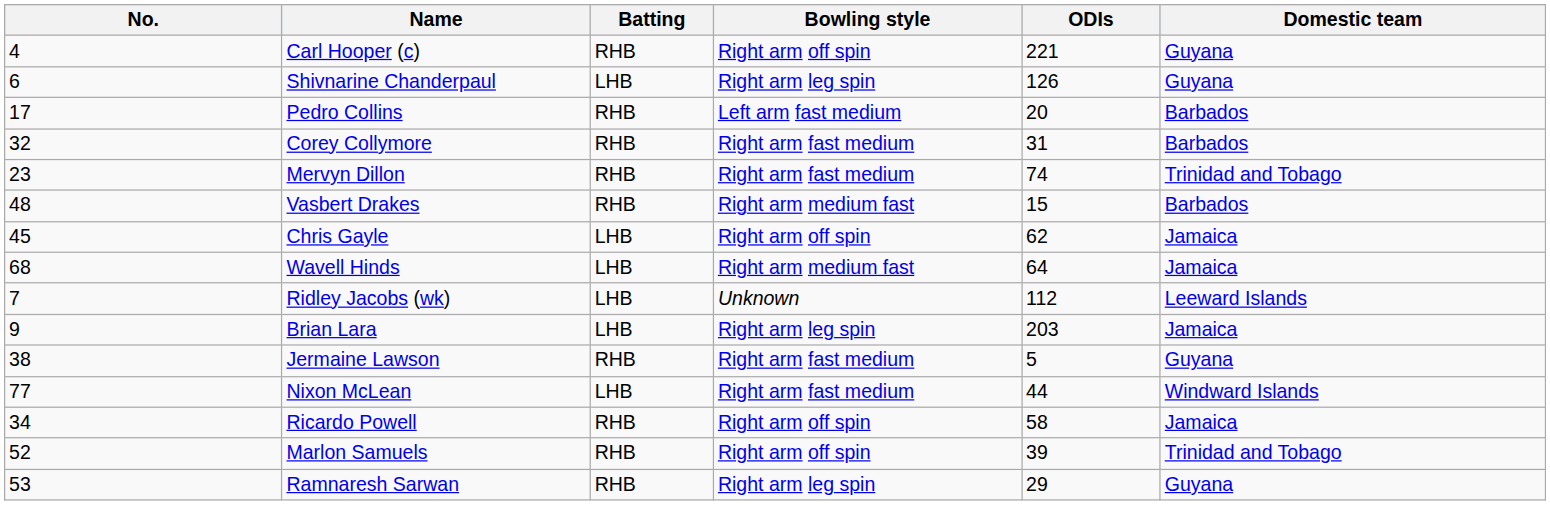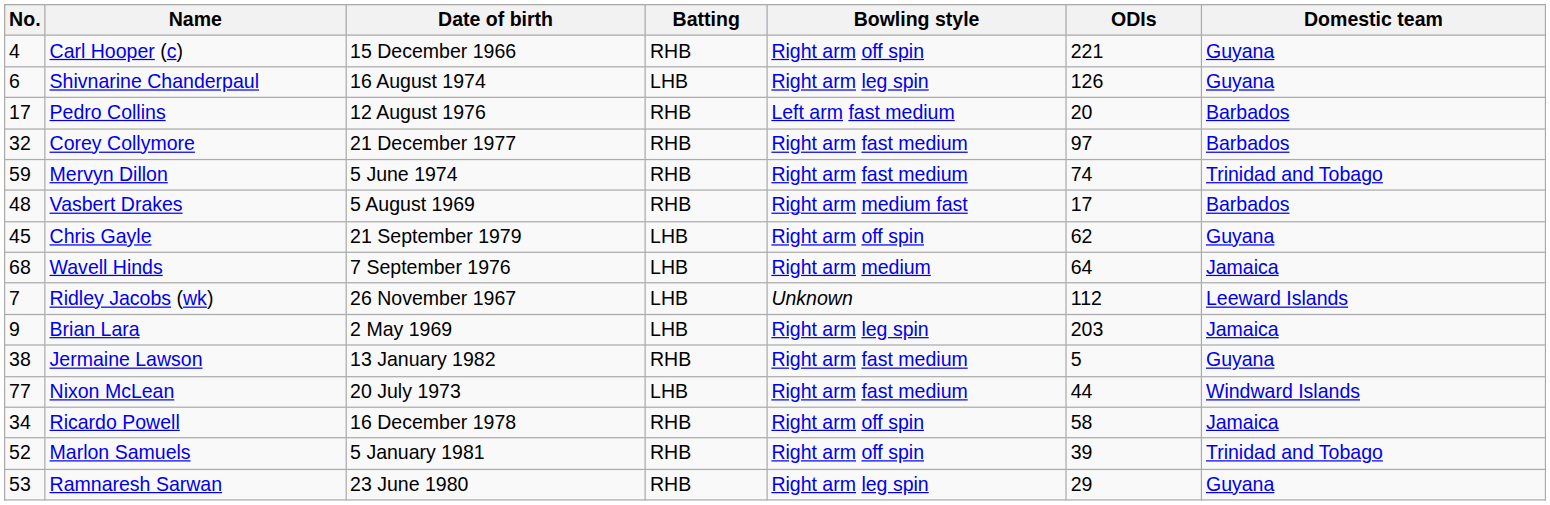+ column: (496, 19)
(1037, 143) 31 -> (1082, 143) 97
(20, 174) 23 -> (20, 174) 59
(1037, 205) 15 -> (1082, 205) 17
(1201, 236) Jamaica -> (1240, 236) Guyana
(816, 267) Right arm medium fast -> (851, 267) Right arm medium
